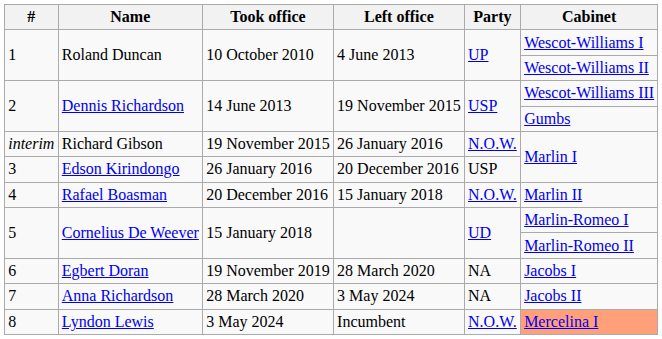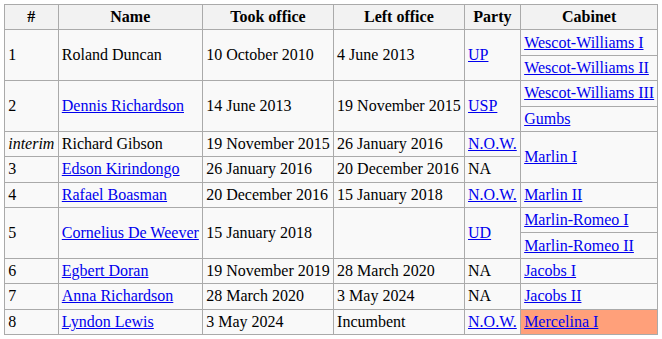(483, 169) USP -> (480, 169) NA
